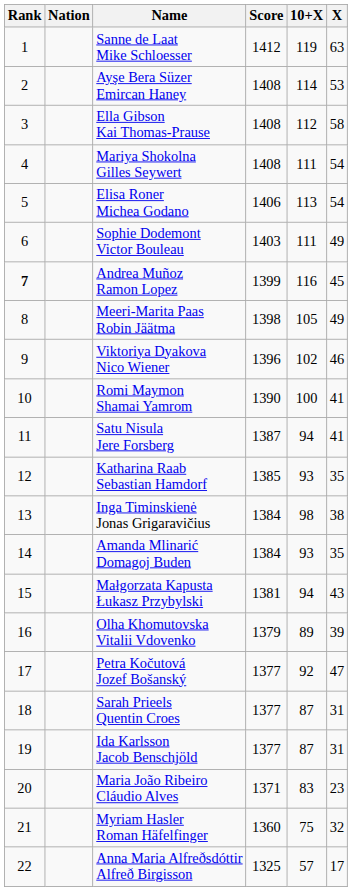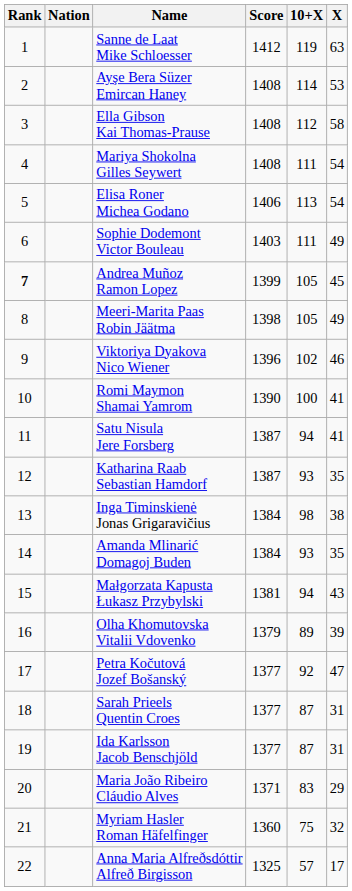(307, 281) 116 -> (307, 281) 105
(266, 476) 1385 -> (266, 476) 1387
(337, 788) 23 -> (337, 788) 29
